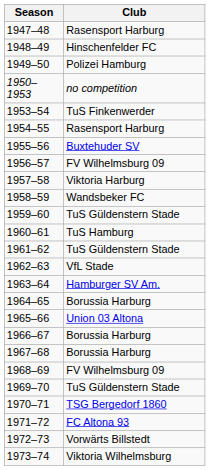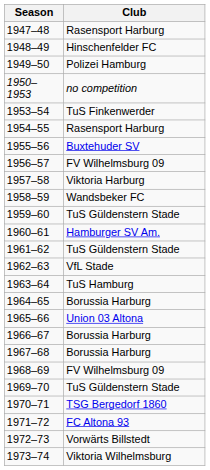(100, 232) TuS Hamburg -> (113, 232) Hamburger SV Am.
(113, 284) Hamburger SV Am. -> (100, 284) TuS Hamburg
